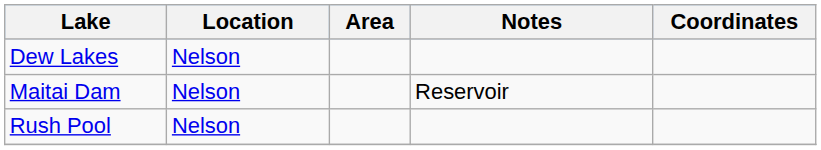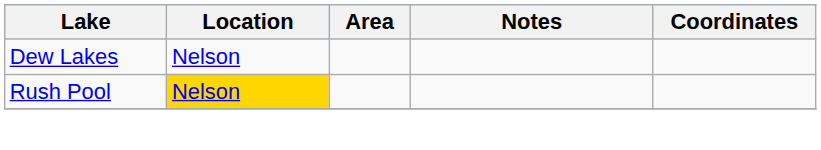- row: (65, 91)
(206, 126) no background -> (206, 91) gold background
